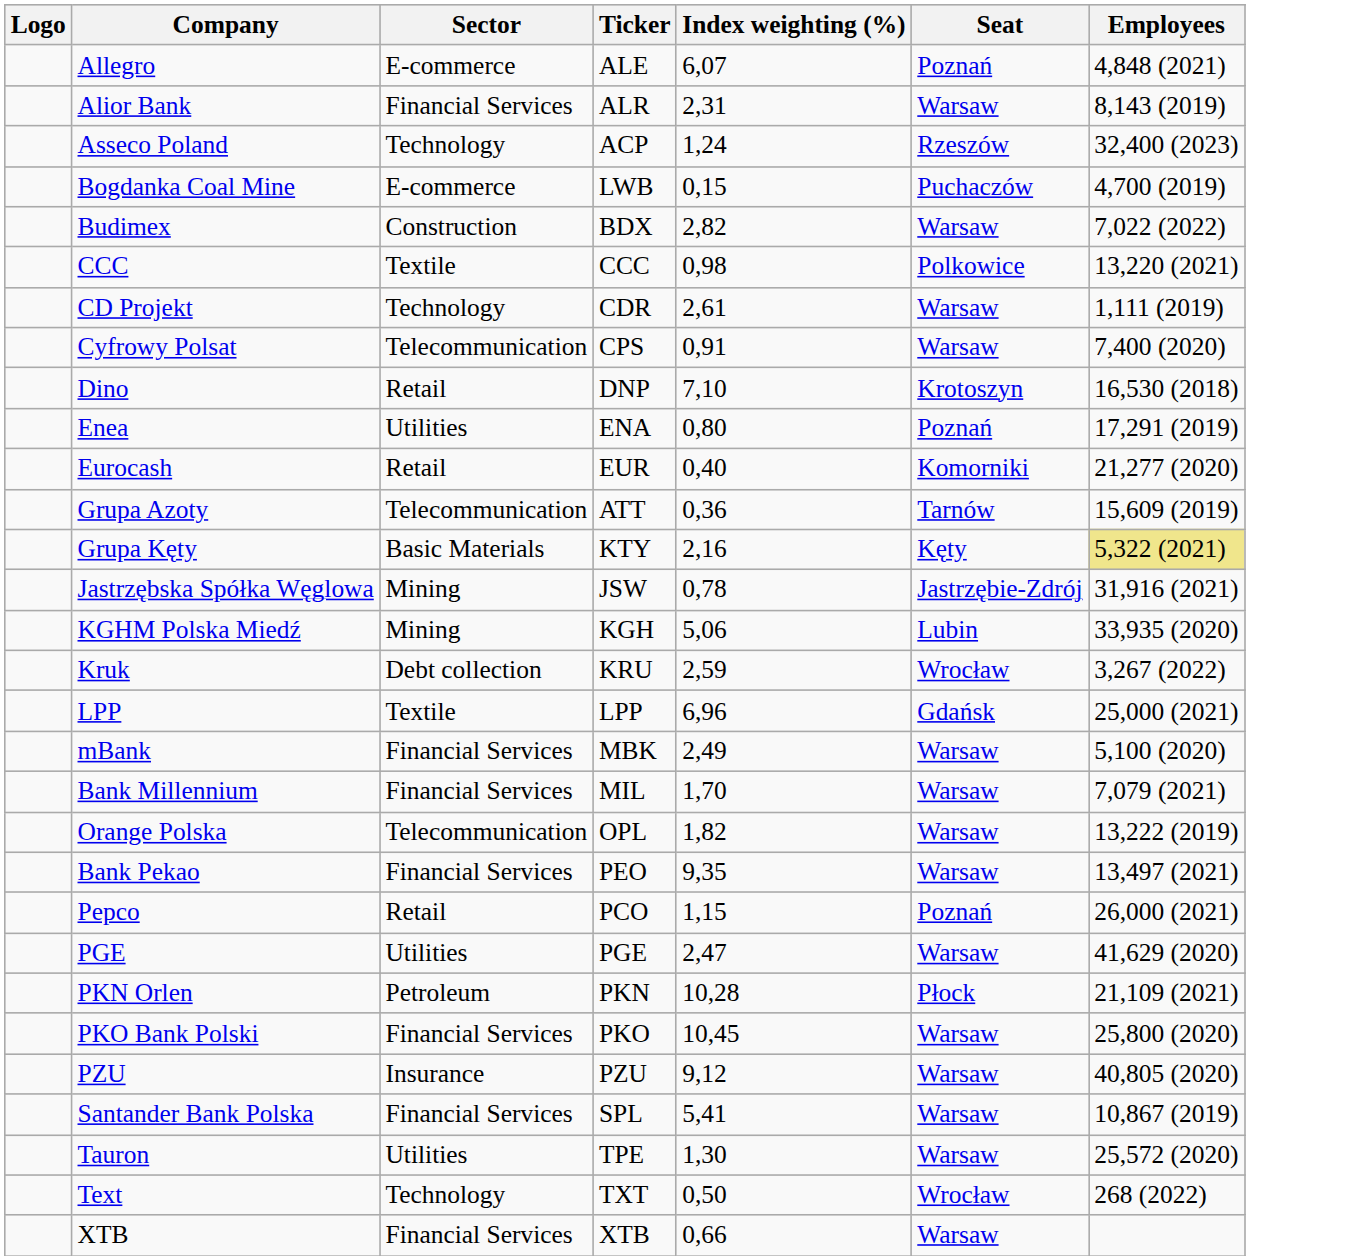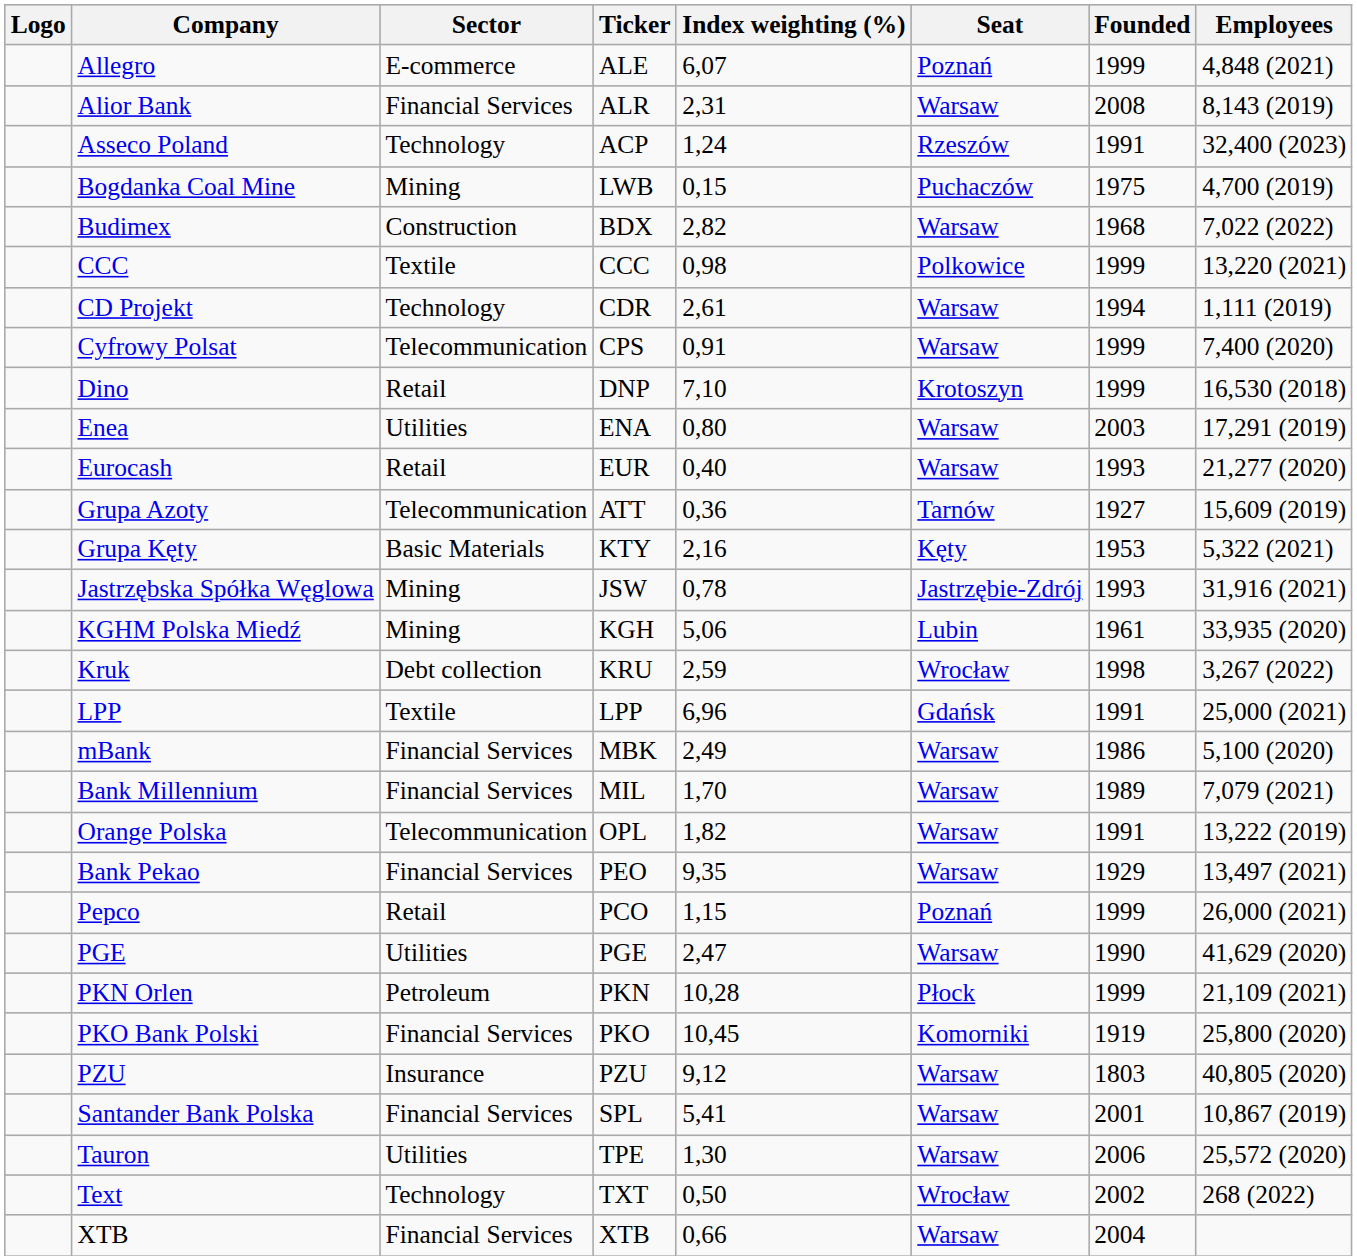+ column: (1142, 24)
(450, 186) E-commerce -> (423, 186) Mining
(955, 428) Poznań -> (958, 428) Warsaw
(973, 468) Komorniki -> (958, 468) Warsaw
(1160, 549) khaki background -> (1268, 549) no background
(958, 1033) Warsaw -> (973, 1033) Komorniki
